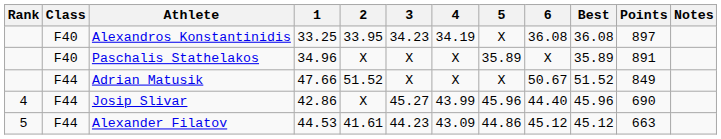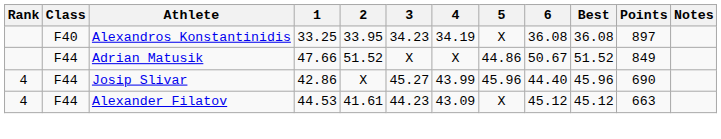- row: (175, 59)
(502, 80) X -> (502, 59) 44.86
(24, 123) 5 -> (24, 102) 4
(502, 123) 44.86 -> (502, 102) X
